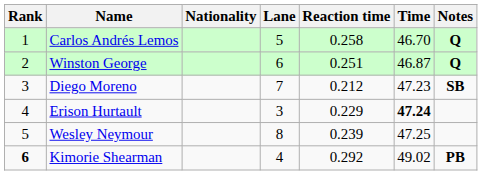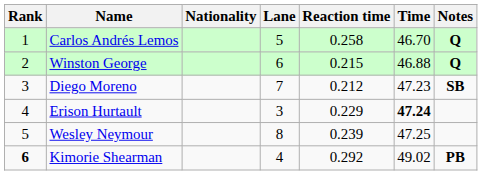(346, 63) 0.251 -> (346, 63) 0.215
(414, 63) 46.87 -> (414, 63) 46.88
